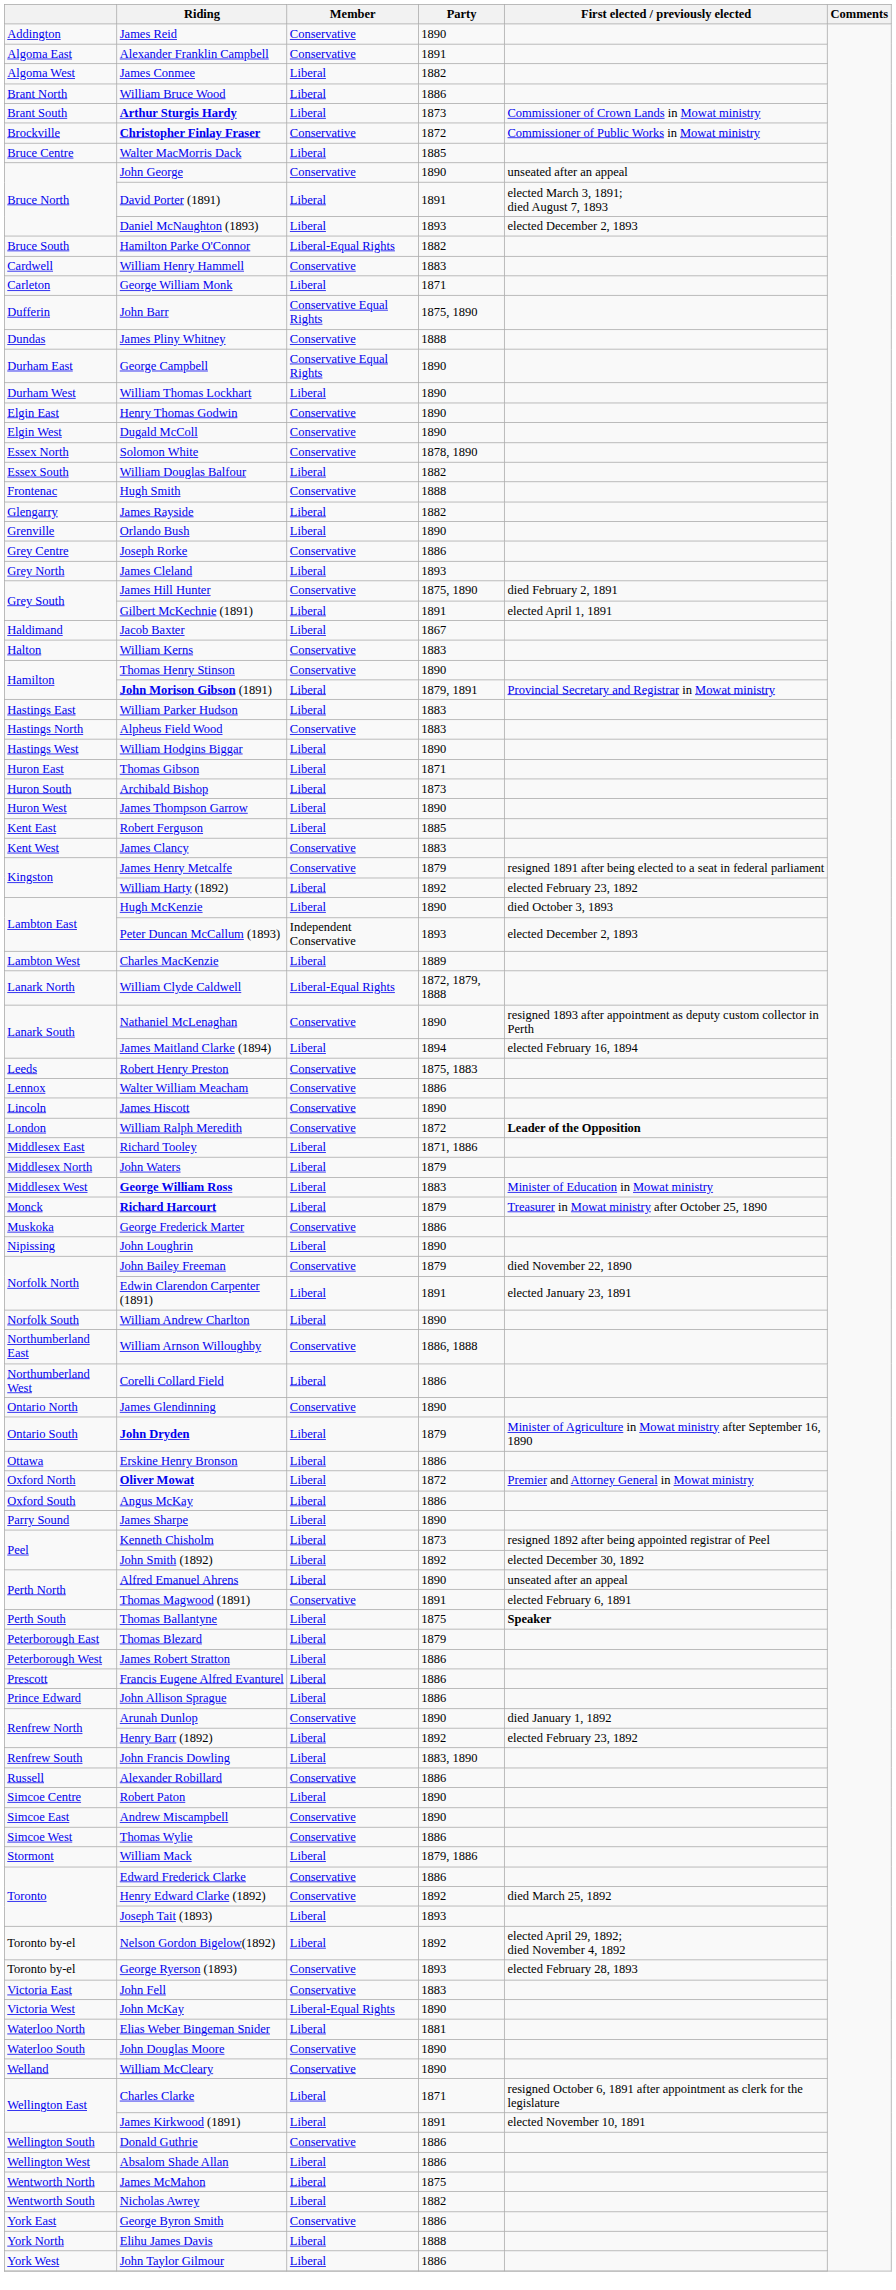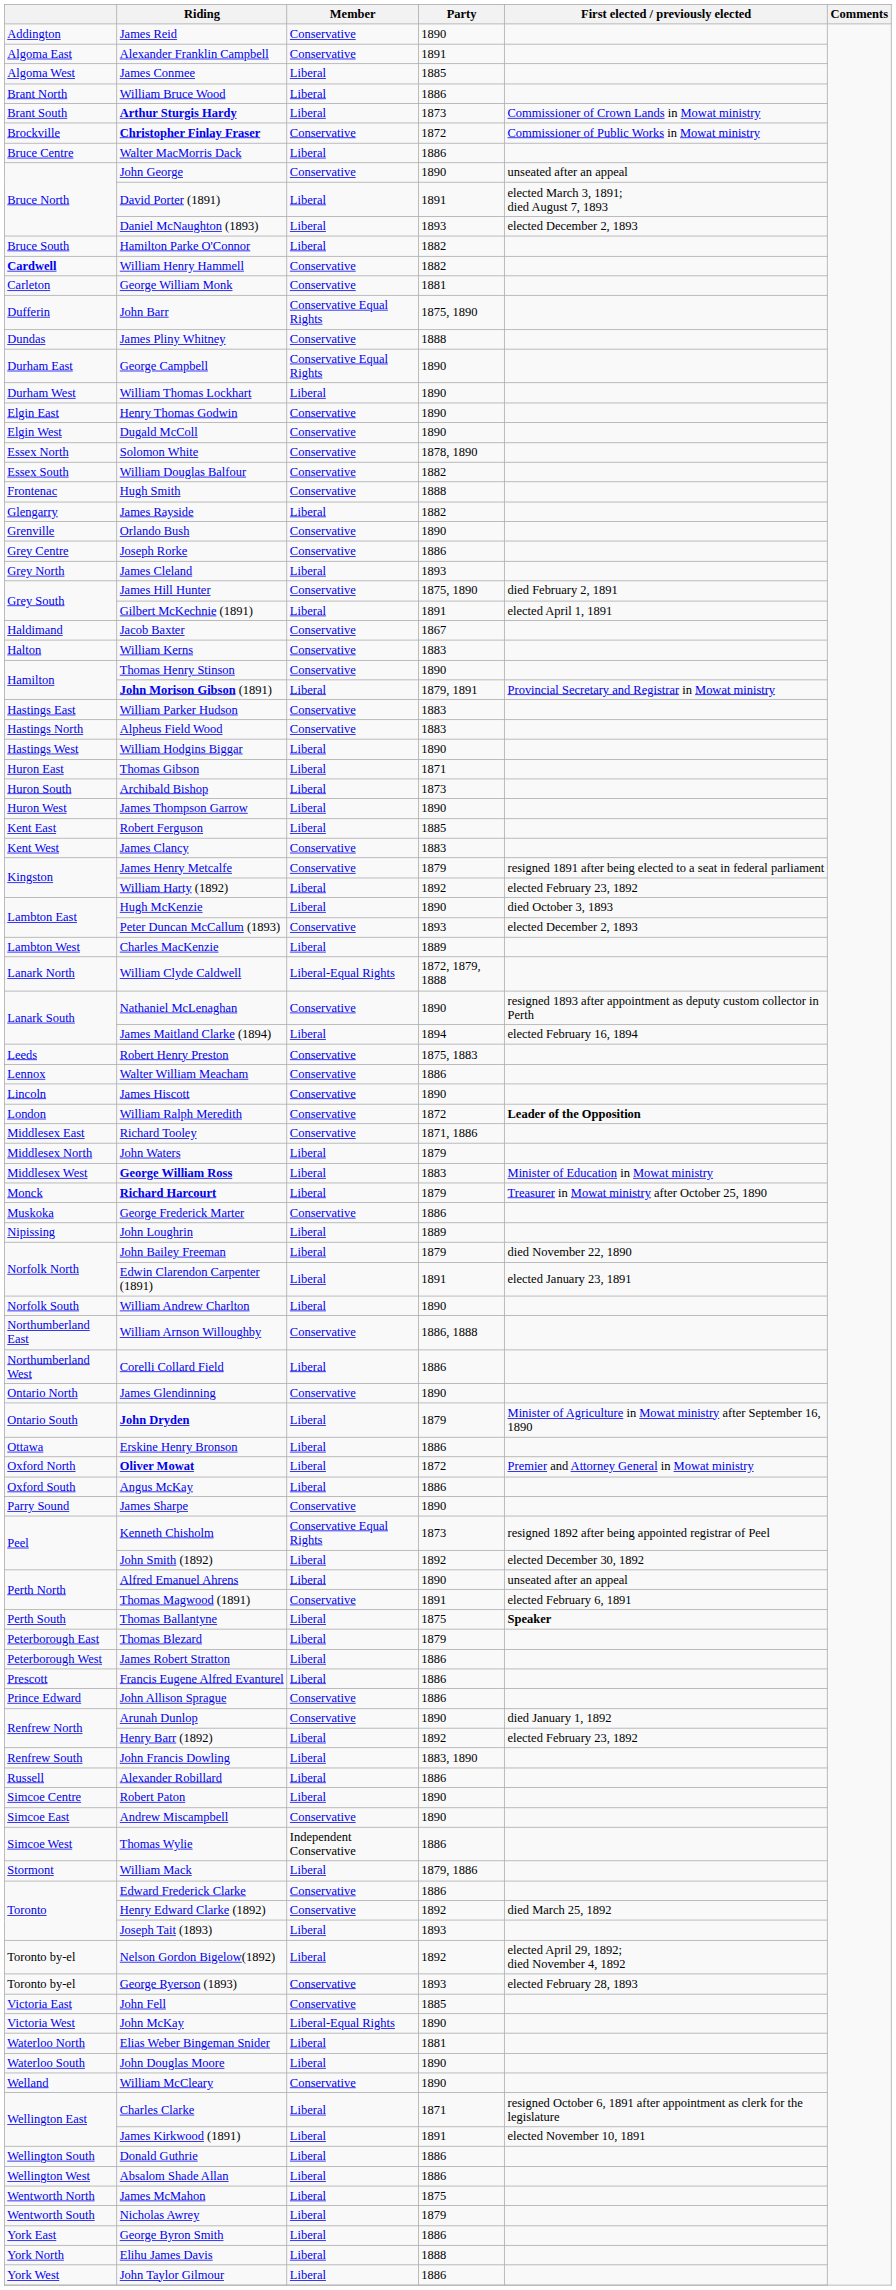(434, 73) 1882 -> (434, 73) 1885
(434, 152) 1885 -> (434, 152) 1886
(342, 246) Liberal-Equal Rights -> (308, 246) Liberal
(30, 265) normal -> (32, 265) bold
(434, 265) 1883 -> (434, 265) 1882
(308, 285) Liberal -> (323, 285) Conservative
(434, 285) 1871 -> (434, 285) 1881
(308, 472) Liberal -> (323, 472) Conservative
(308, 531) Liberal -> (323, 531) Conservative
(308, 630) Liberal -> (323, 630) Conservative
(308, 709) Liberal -> (323, 709) Conservative
(323, 934) Independent Conservative -> (323, 927) Conservative
(308, 1147) Liberal -> (323, 1133) Conservative
(434, 1246) 1890 -> (434, 1232) 1889
(323, 1266) Conservative -> (308, 1252) Liberal
(308, 1520) Liberal -> (323, 1506) Conservative
(308, 1540) Liberal -> (339, 1533) Conservative Equal Rights
(308, 1698) Liberal -> (323, 1698) Conservative
(323, 1777) Conservative -> (308, 1777) Liberal
(323, 1837) Conservative -> (323, 1844) Independent Conservative
(434, 1989) 1883 -> (434, 2003) 1885
(323, 2049) Conservative -> (308, 2063) Liberal
(323, 2142) Conservative -> (308, 2156) Liberal
(434, 2201) 1882 -> (434, 2215) 1879
(323, 2221) Conservative -> (308, 2235) Liberal
